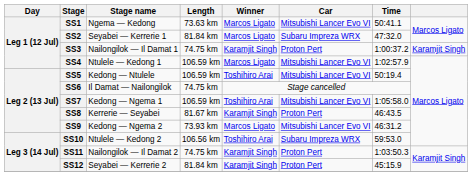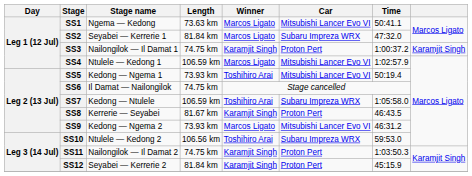(121, 75) Kedong — Ntulele -> (125, 75) Kedong — Ngema 1
(201, 75) 106.59 km -> (201, 75) 73.93 km
(125, 100) Kedong — Ngema 1 -> (121, 100) Kedong — Ntulele
(326, 100) Mitsubishi Lancer Evo VI -> (320, 100) Subaru Impreza WRX
